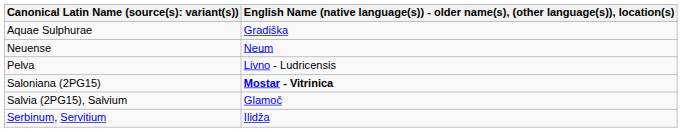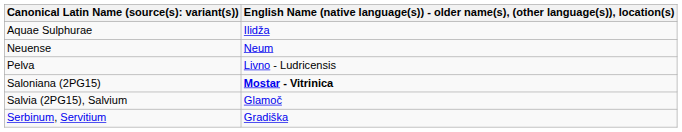(266, 30) Gradiška -> (257, 30) Ilidža
(257, 118) Ilidža -> (266, 118) Gradiška
